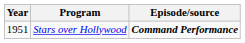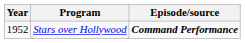(18, 30) 1951 -> (18, 30) 1952
